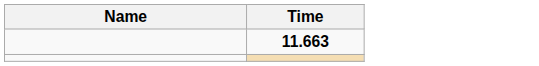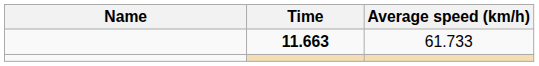+ column: (449, 16)
